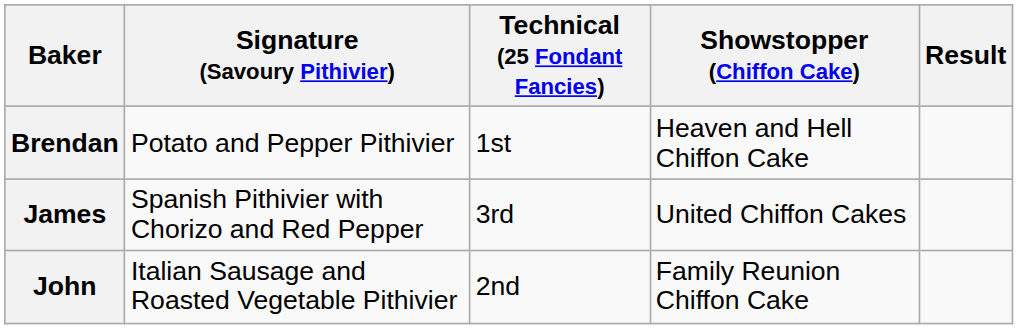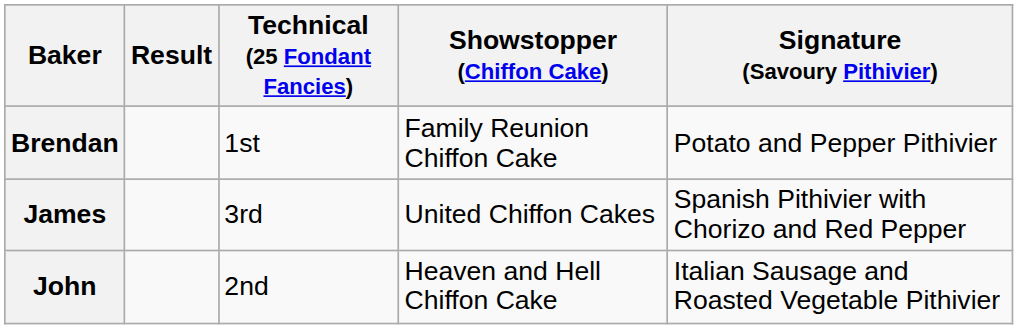columns swapped: (297, 55) <-> (966, 55)
(754, 142) Heaven and Hell Chiffon Cake -> (497, 142) Family Reunion Chiffon Cake
(748, 286) Family Reunion Chiffon Cake -> (503, 286) Heaven and Hell Chiffon Cake
